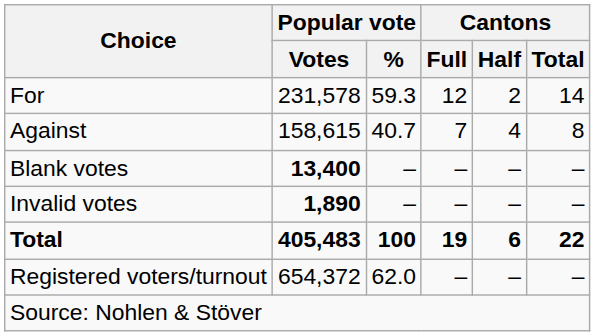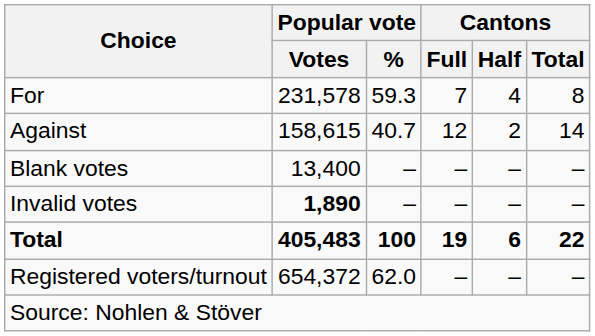(455, 95) 12 -> (461, 95) 7
(515, 95) 2 -> (515, 95) 4
(572, 95) 14 -> (578, 95) 8
(461, 131) 7 -> (455, 131) 12
(515, 131) 4 -> (515, 131) 2
(578, 131) 8 -> (572, 131) 14
(326, 167) bold -> (326, 167) normal
